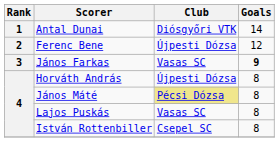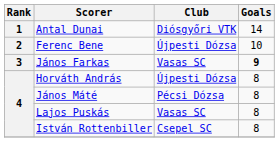(256, 46) 12 -> (256, 46) 10
(190, 95) khaki background -> (190, 95) no background
